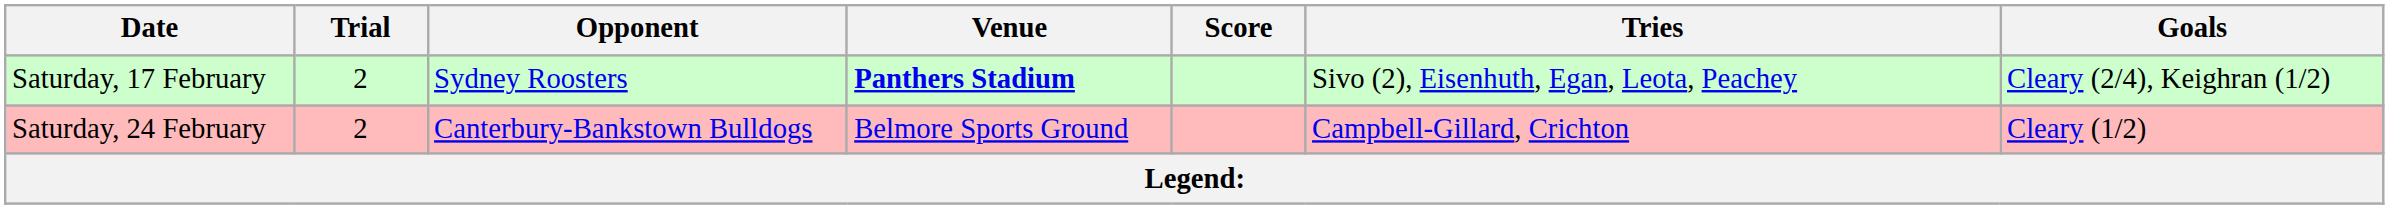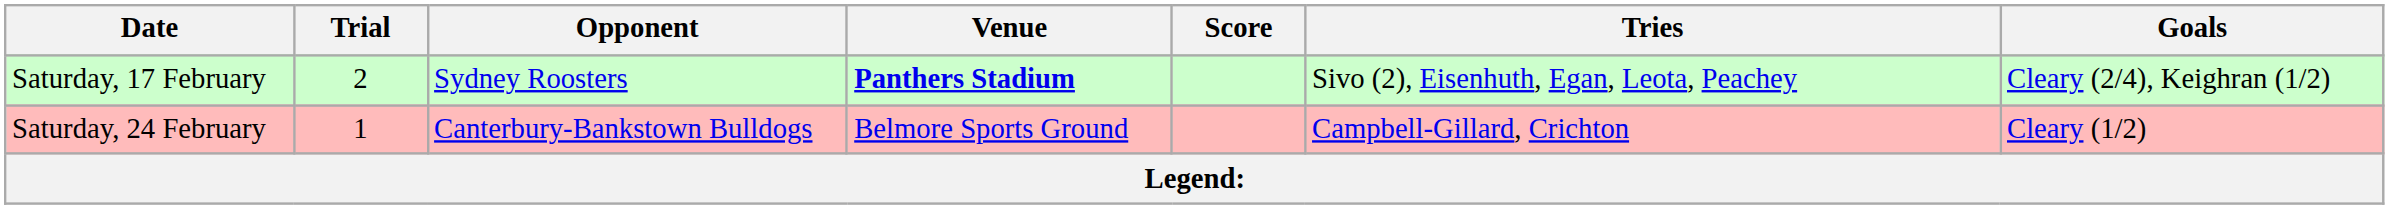(361, 128) 2 -> (361, 128) 1
